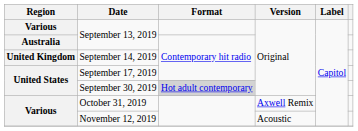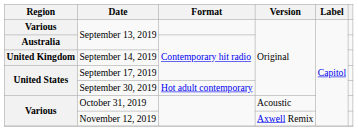(207, 88) lightgrey background -> (207, 88) no background
(285, 103) Axwell Remix -> (274, 103) Acoustic
(274, 118) Acoustic -> (285, 118) Axwell Remix
